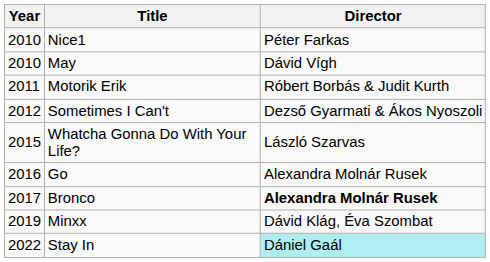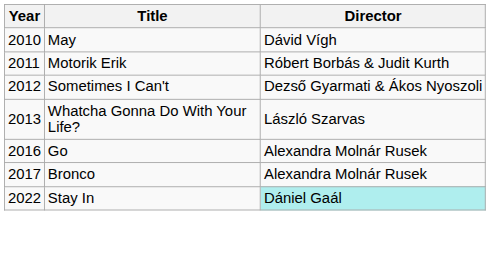- row: (67, 39)
(24, 142) 2015 -> (24, 119) 2013
(351, 198) bold -> (345, 174) normal
- row: (67, 221)
